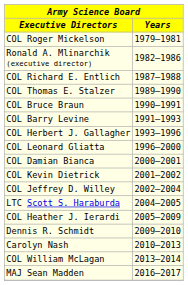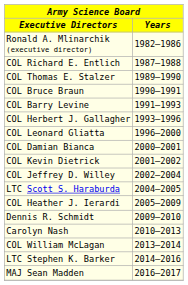- row: (55, 39)
+ row: (61, 259)
